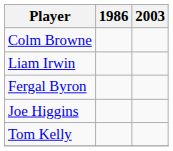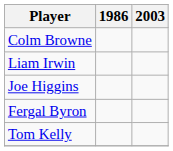rows swapped: (47, 87) <-> (43, 110)
